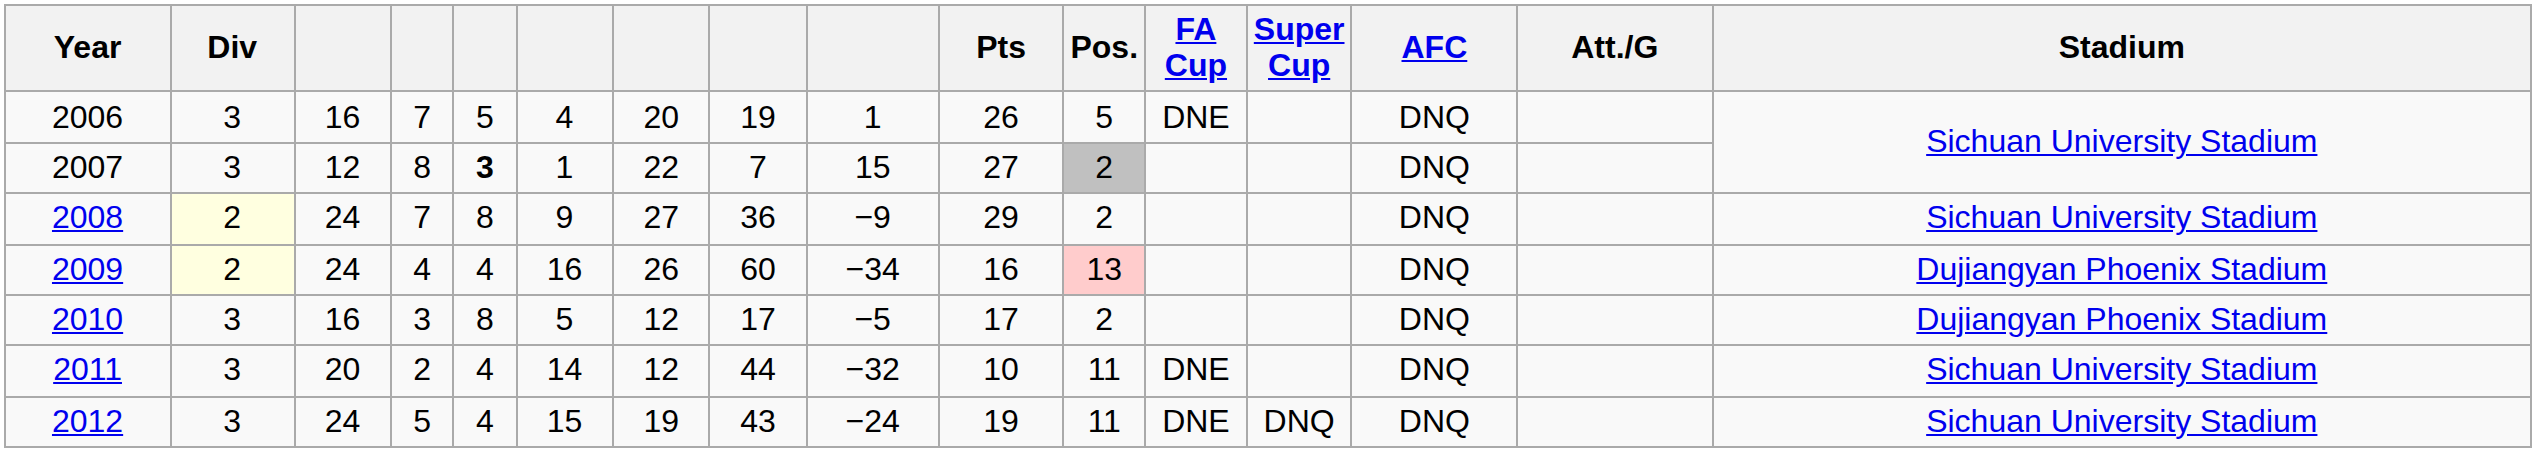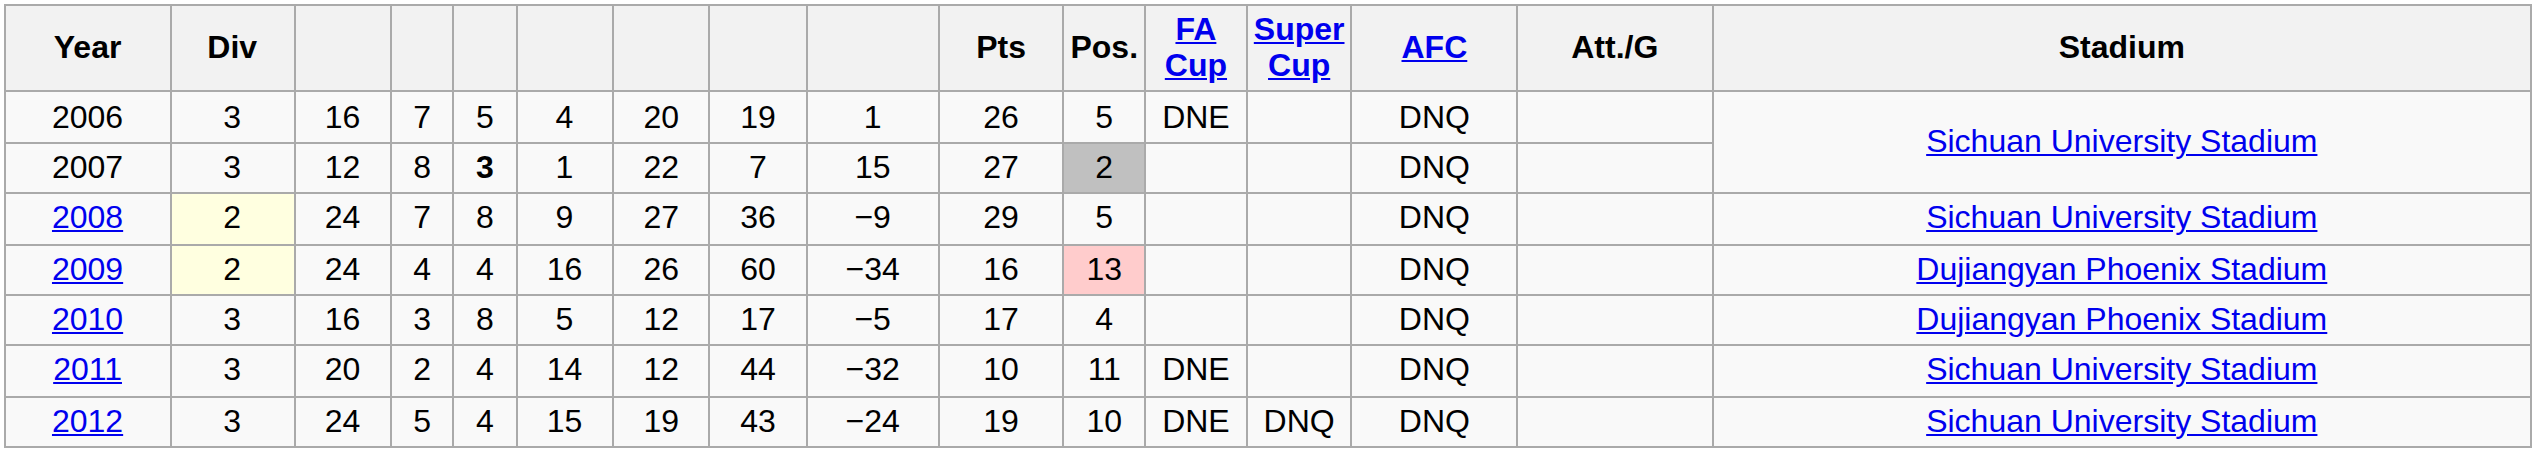(1104, 218) 2 -> (1104, 218) 5
(1104, 319) 2 -> (1104, 319) 4
(1104, 421) 11 -> (1104, 421) 10
